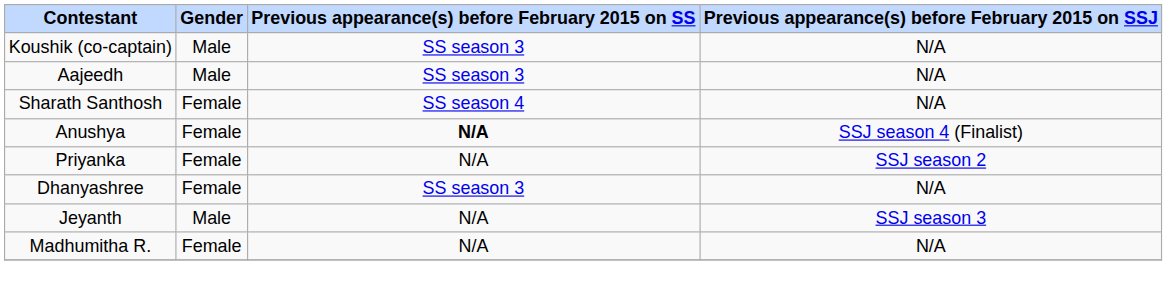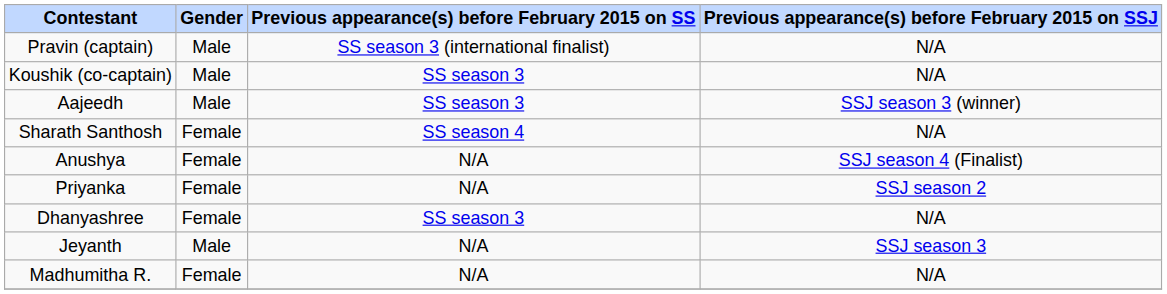+ row: (90, 47)
(931, 75) N/A -> (931, 103) SSJ season 3 (winner)
(473, 132) bold -> (473, 160) normal
